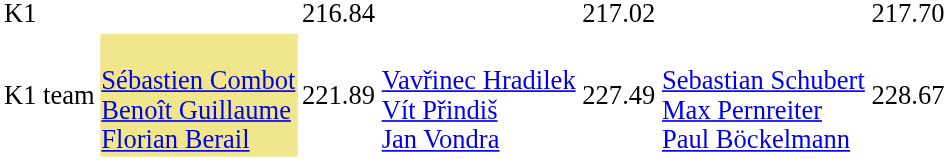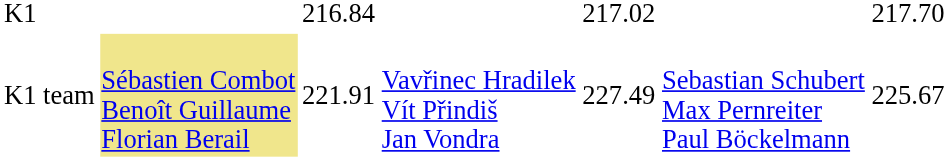(339, 94) 221.89 -> (339, 94) 221.91
(908, 94) 228.67 -> (908, 94) 225.67
